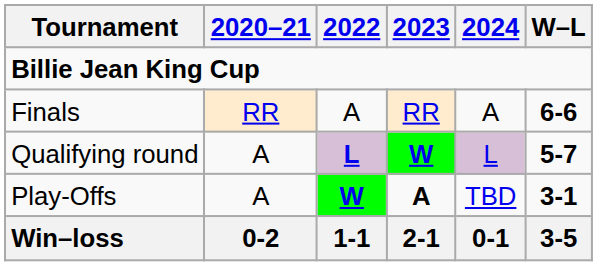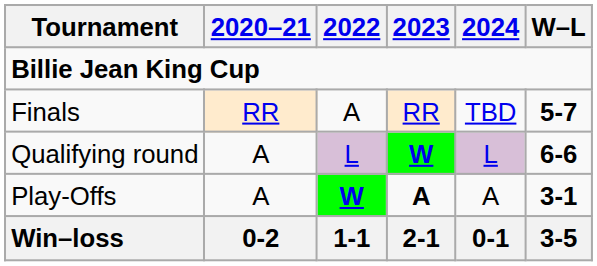(491, 111) A -> (491, 111) TBD
(559, 111) 6-6 -> (559, 111) 5-7
(352, 153) bold -> (352, 153) normal
(559, 153) 5-7 -> (559, 153) 6-6
(491, 196) TBD -> (491, 196) A
